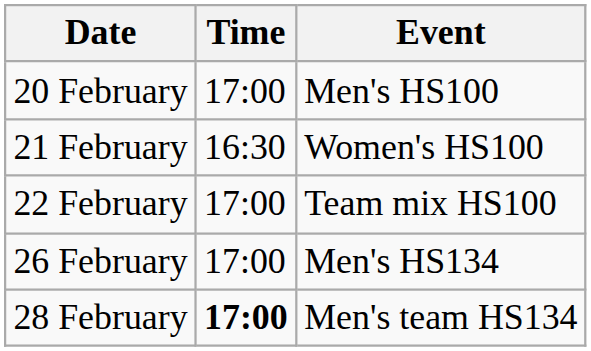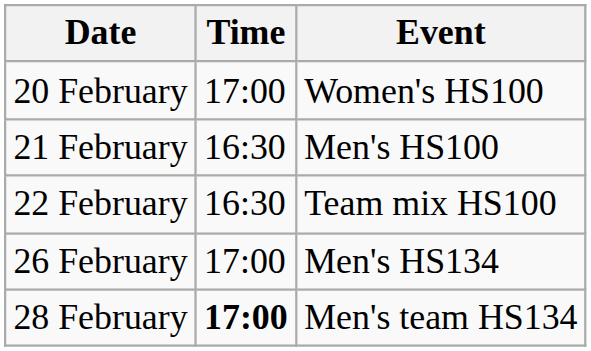(402, 89) Men's HS100 -> (424, 89) Women's HS100
(424, 146) Women's HS100 -> (402, 146) Men's HS100
(245, 203) 17:00 -> (245, 203) 16:30
